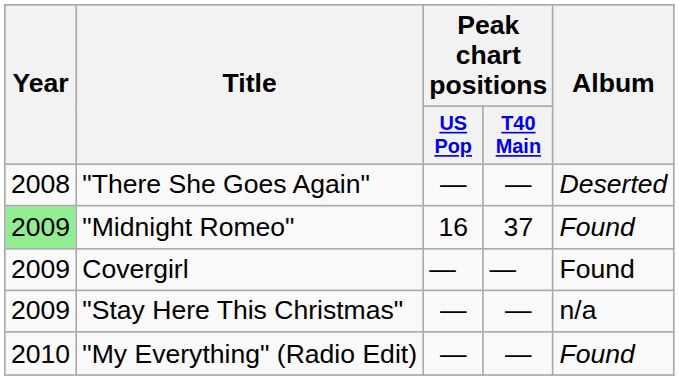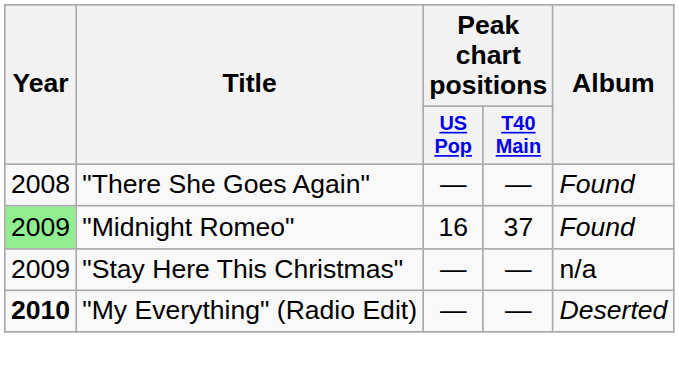(613, 184) Deserted -> (597, 184) Found
- row: (135, 269)
(40, 353) normal -> (40, 311) bold
(597, 353) Found -> (613, 311) Deserted
